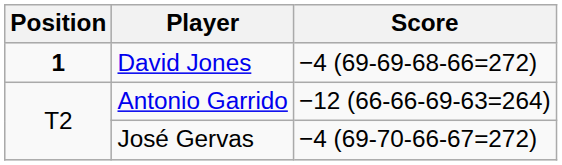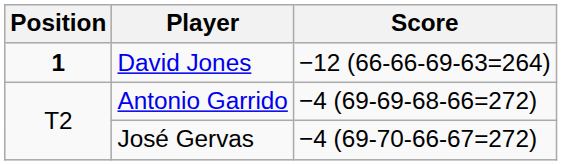(418, 62) −4 (69-69-68-66=272) -> (425, 62) −12 (66-66-69-63=264)
(425, 100) −12 (66-66-69-63=264) -> (418, 100) −4 (69-69-68-66=272)
